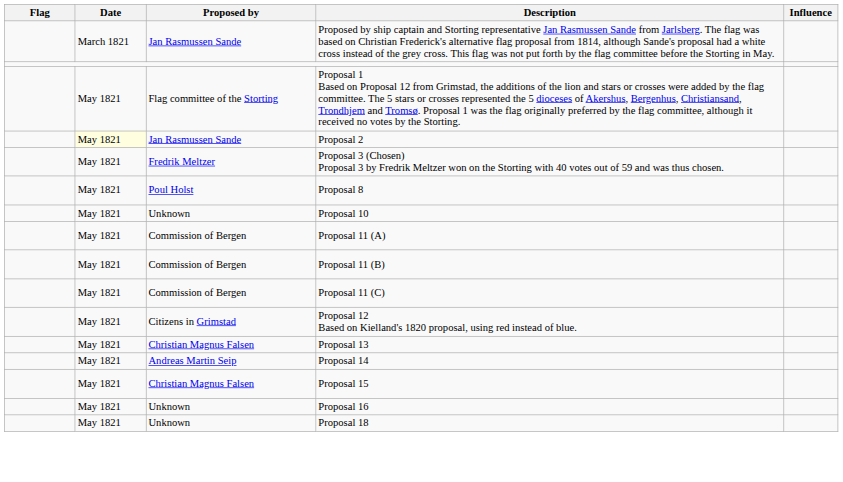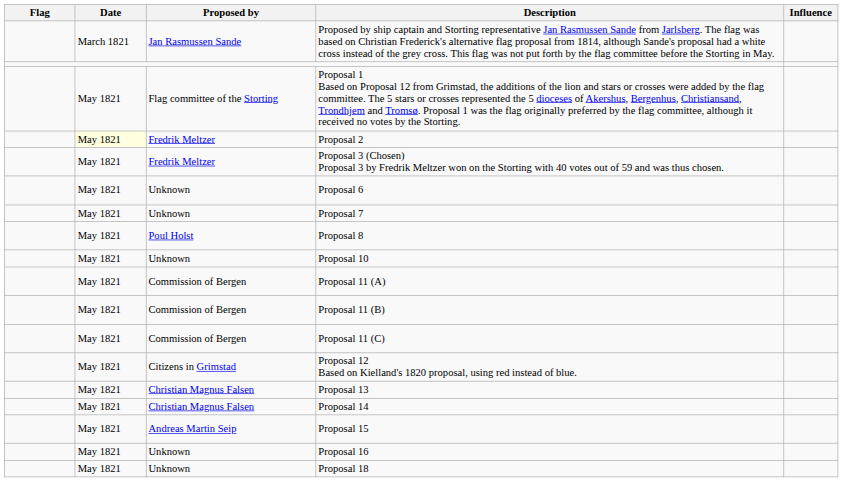(195, 139) Jan Rasmussen Sande -> (182, 139) Fredrik Meltzer
+ row: (341, 190)
+ row: (341, 213)
(192, 361) Andreas Martin Seip -> (201, 406) Christian Magnus Falsen
(201, 383) Christian Magnus Falsen -> (192, 429) Andreas Martin Seip
